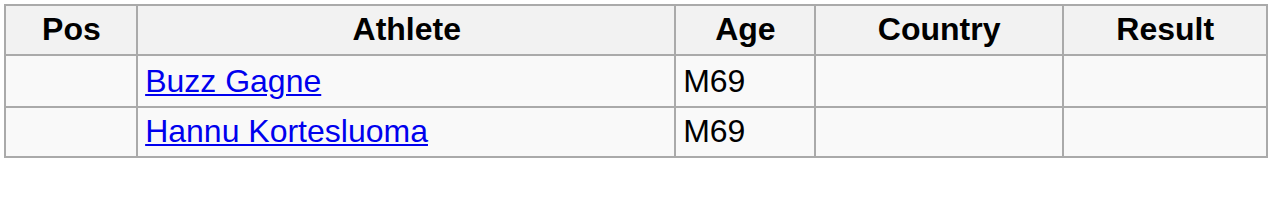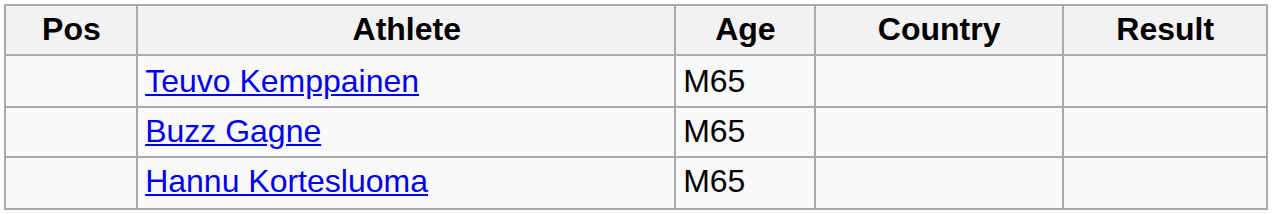+ row: (282, 80)
(714, 80) M69 -> (714, 131) M65
(714, 131) M69 -> (714, 182) M65
